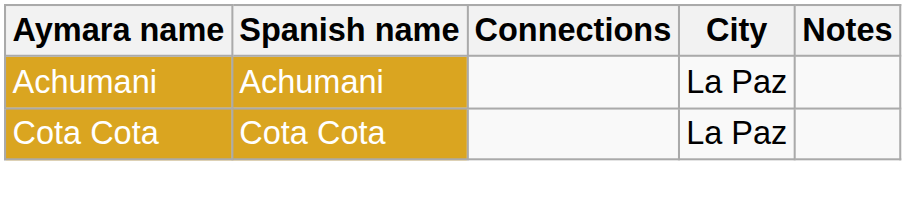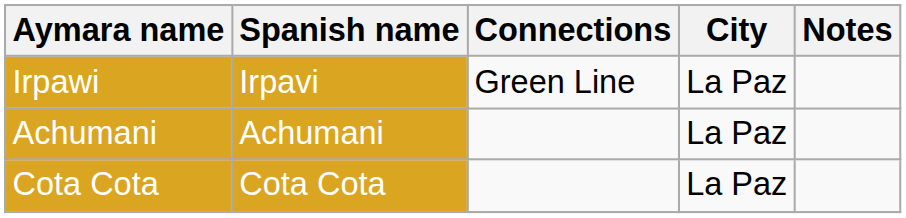+ row: (56, 81)
